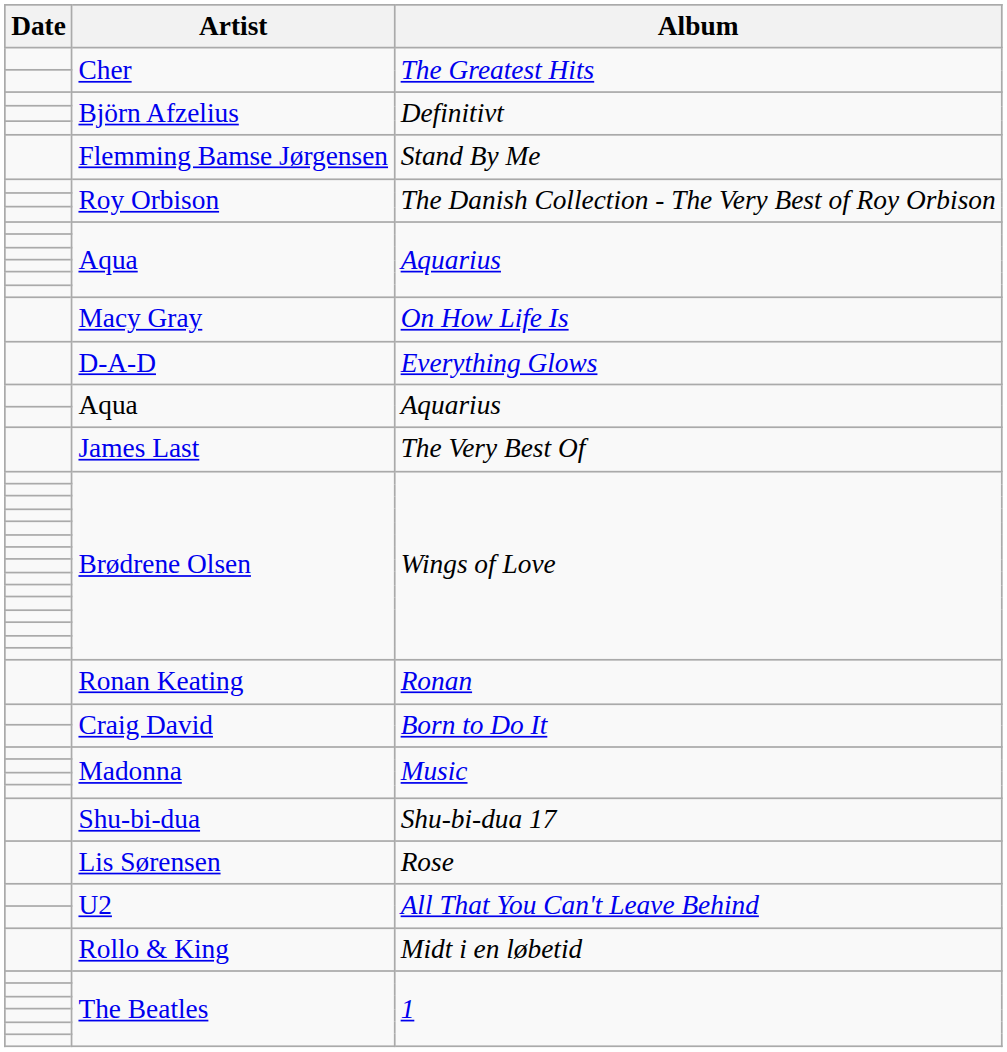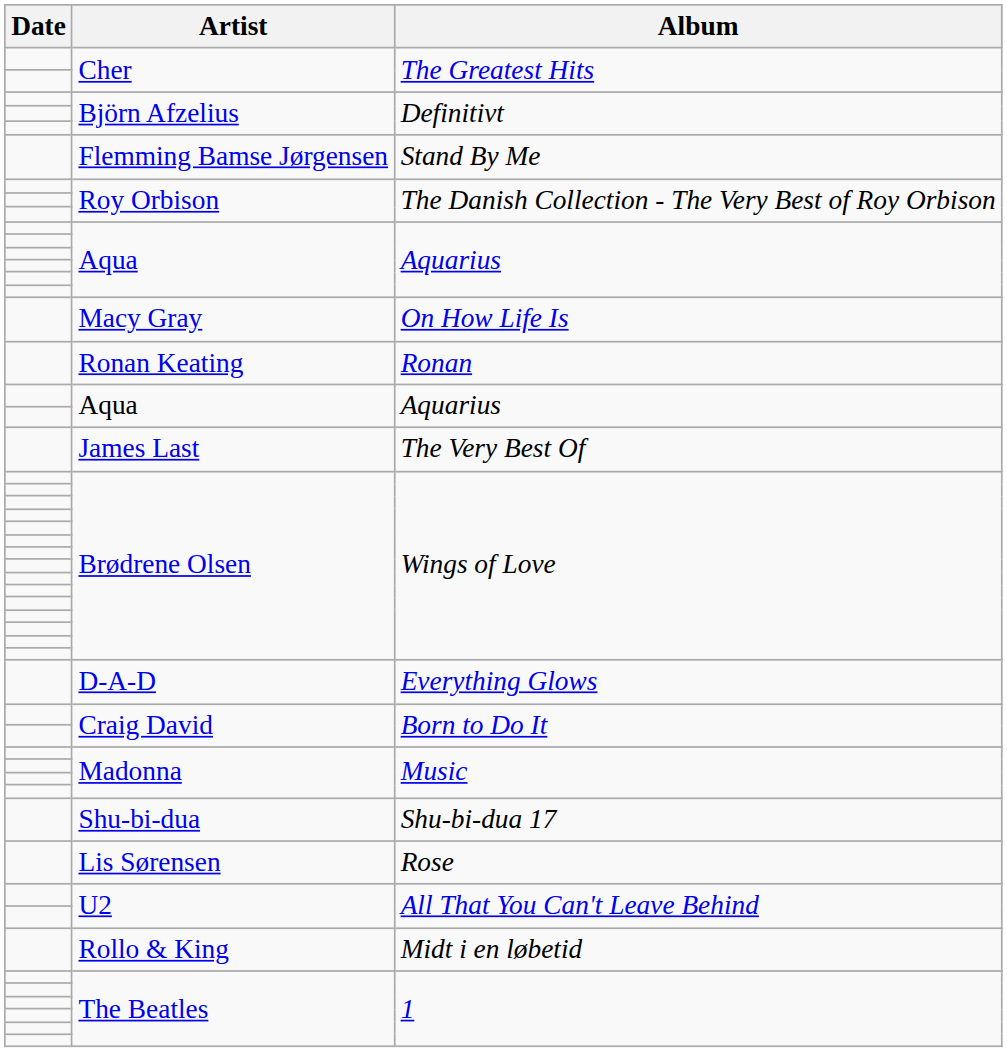rows swapped: (117, 362) <-> (161, 681)
